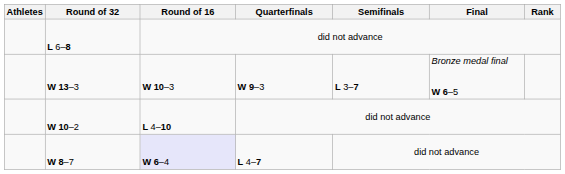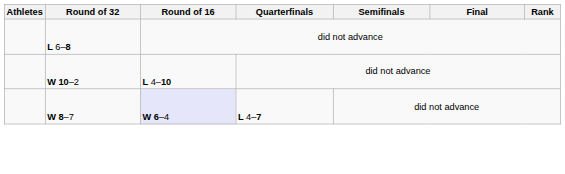- row: (63, 87)
